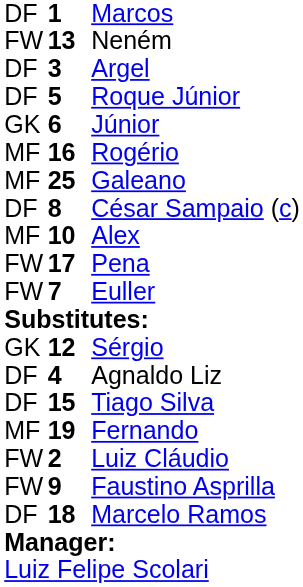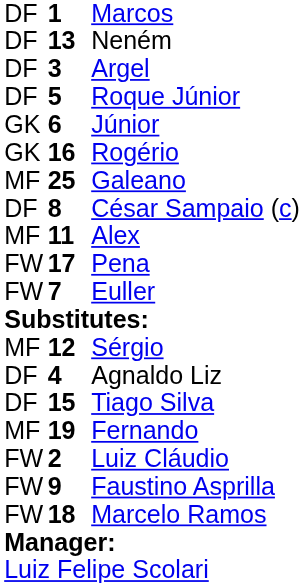(24, 41) FW -> (21, 41) DF
(22, 152) MF -> (22, 152) GK
(62, 236) 10 -> (61, 236) 11
(22, 347) GK -> (22, 347) MF
(21, 514) DF -> (24, 514) FW
